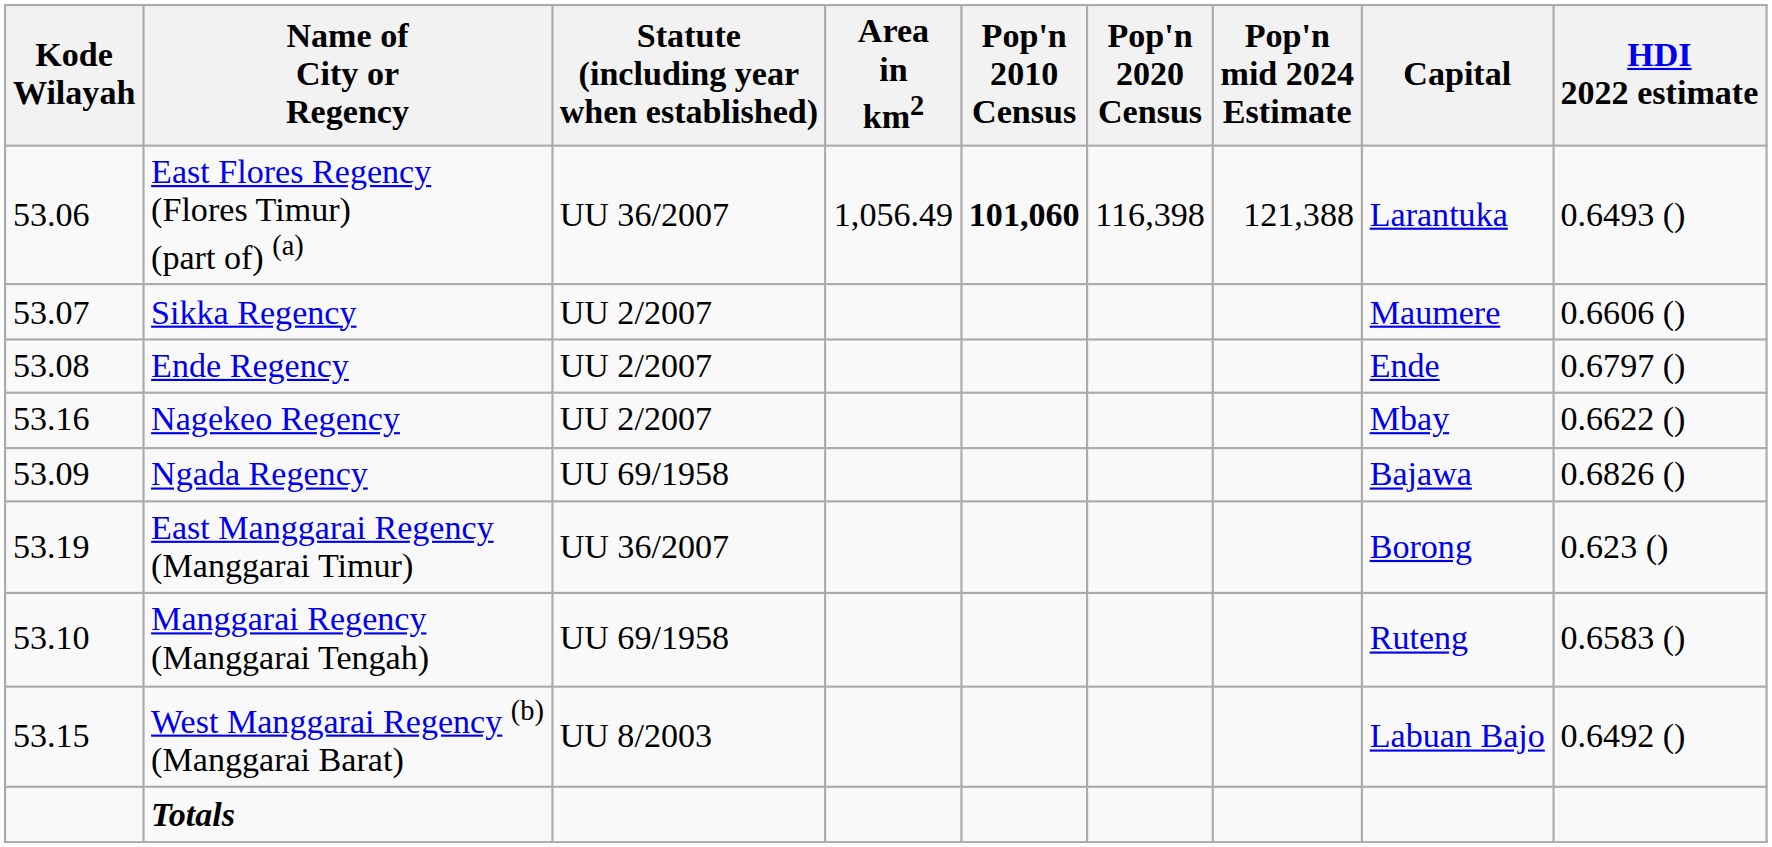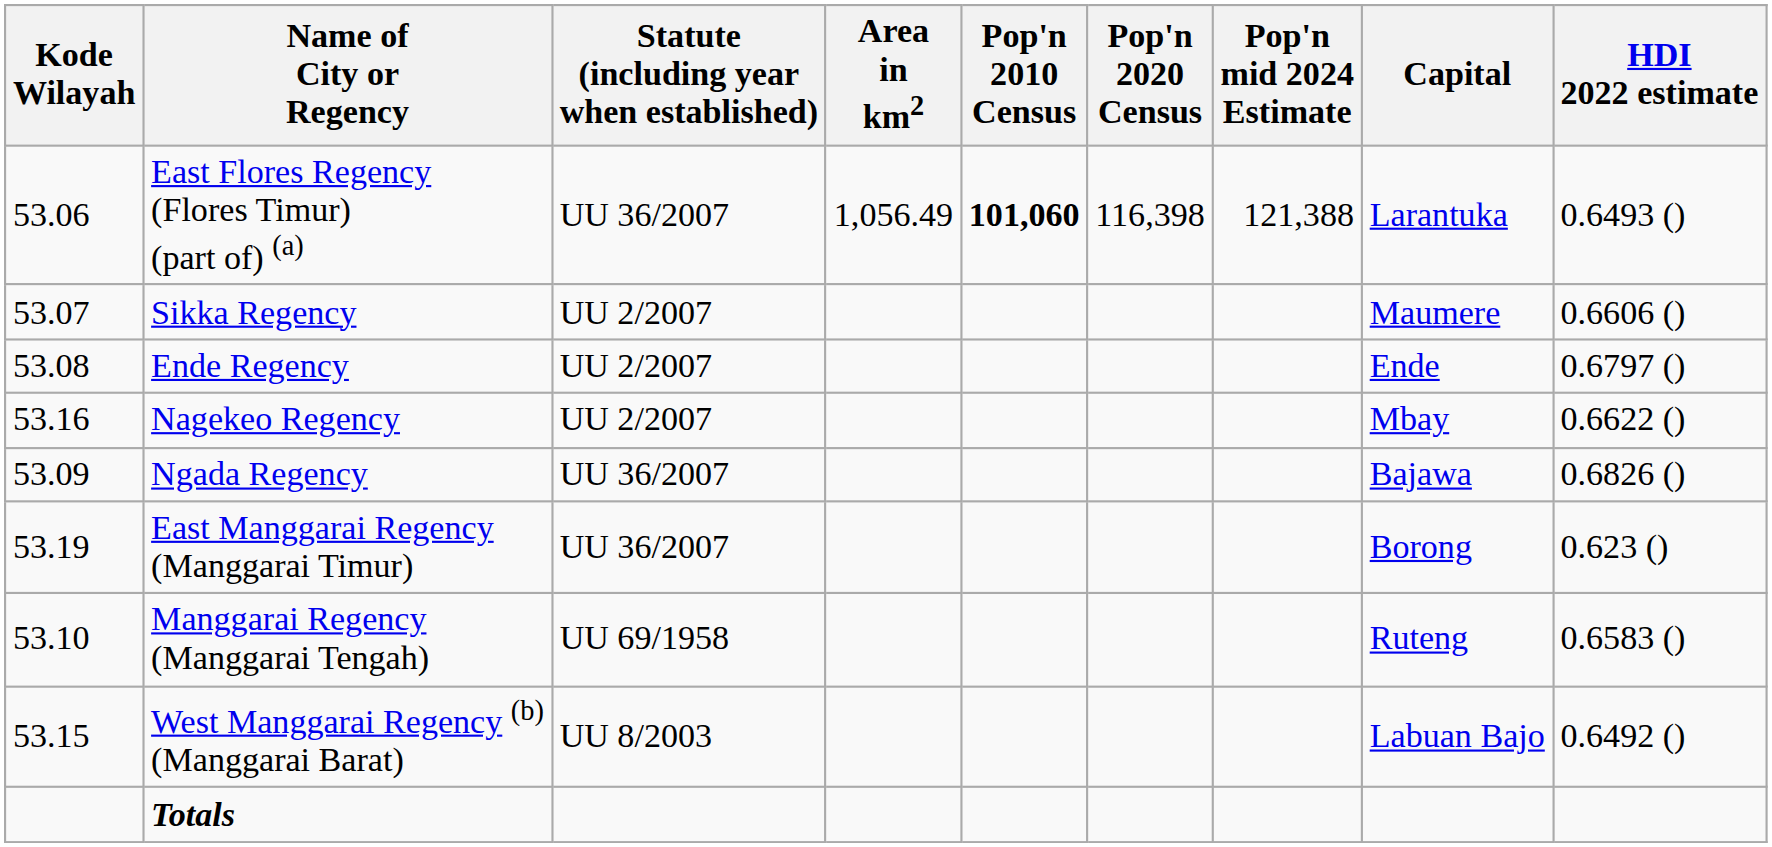(644, 473) UU 69/1958 -> (644, 473) UU 36/2007
